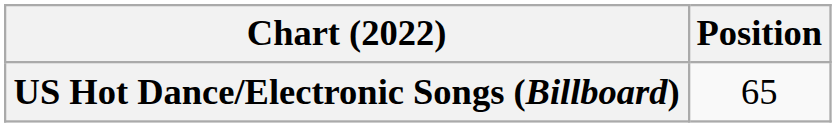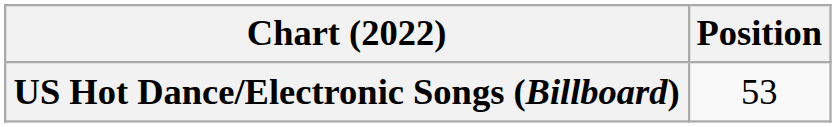(759, 91) 65 -> (759, 91) 53
